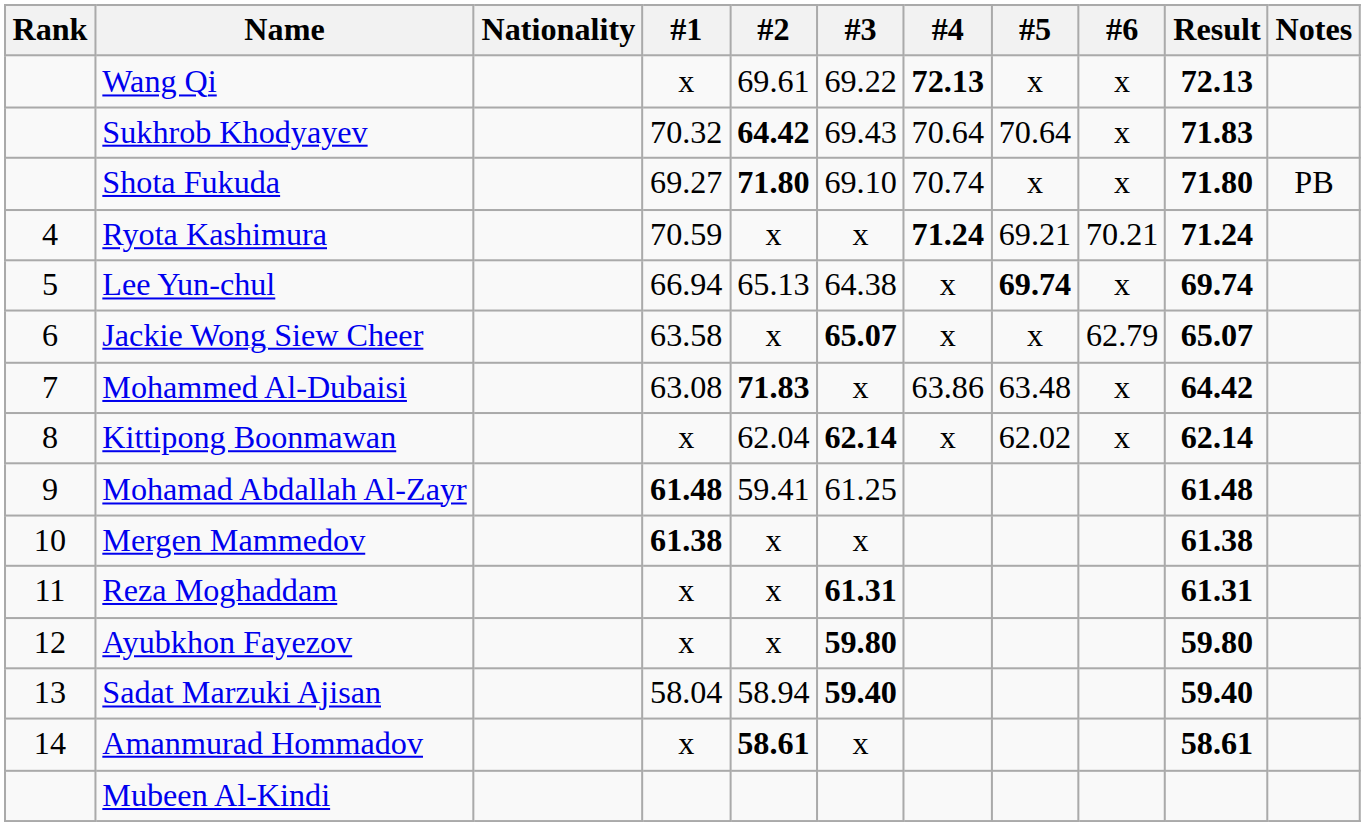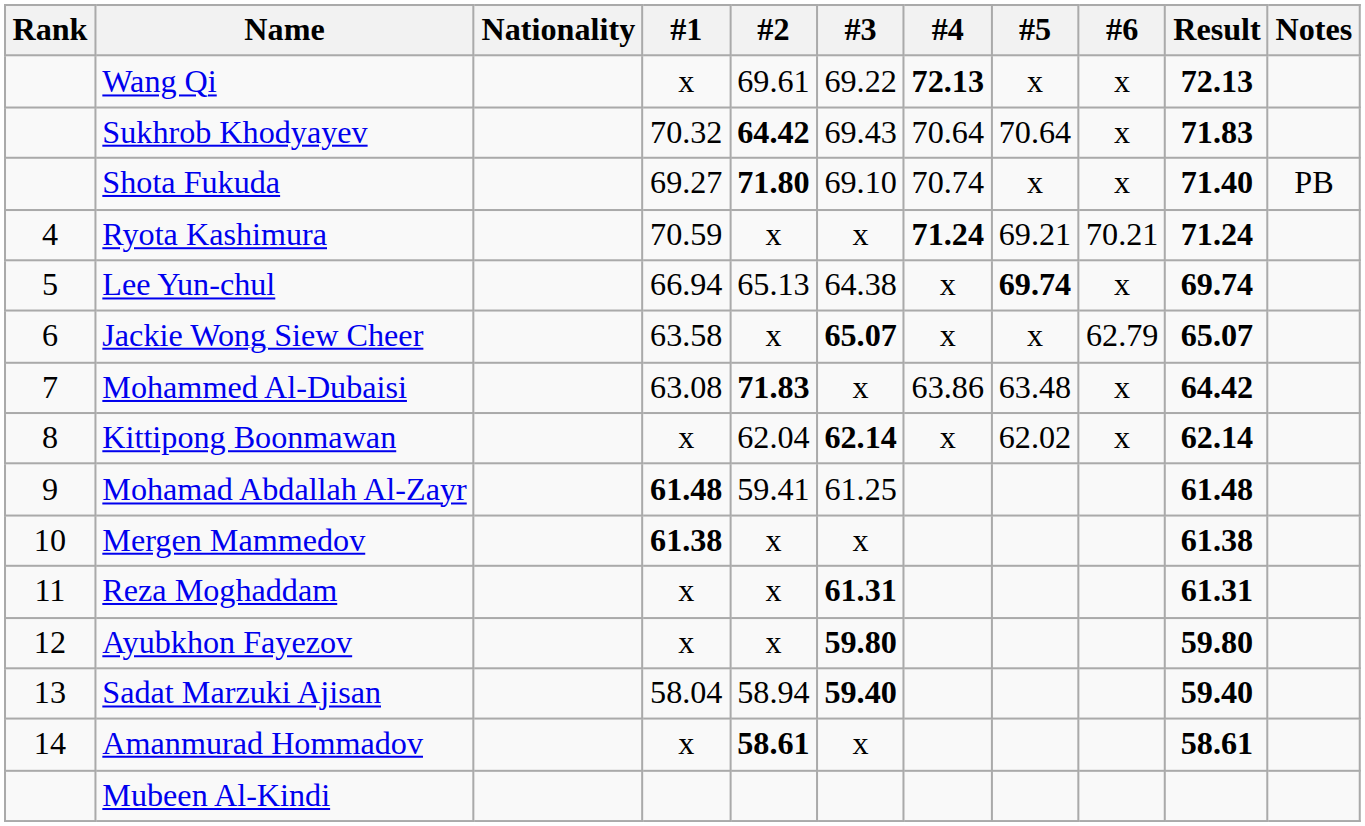(1217, 183) 71.80 -> (1217, 183) 71.40
